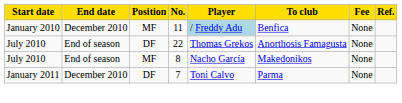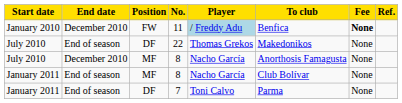(149, 28) MF -> (149, 28) FW
(362, 28) normal -> (362, 28) bold
(302, 43) Anorthosis Famagusta -> (285, 43) Makedonikos
(92, 59) End of season -> (96, 59) December 2010
(285, 59) Makedonikos -> (302, 59) Anorthosis Famagusta
+ row: (33, 75)
(96, 75) December 2010 -> (92, 91) End of season
